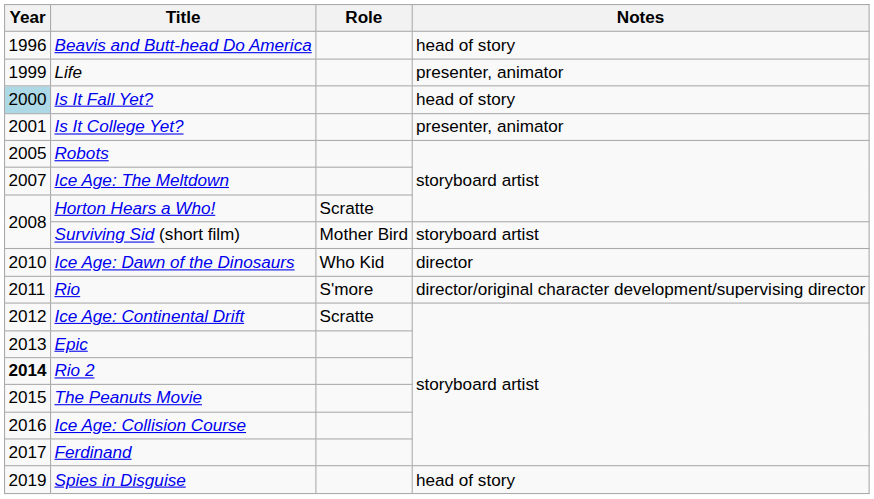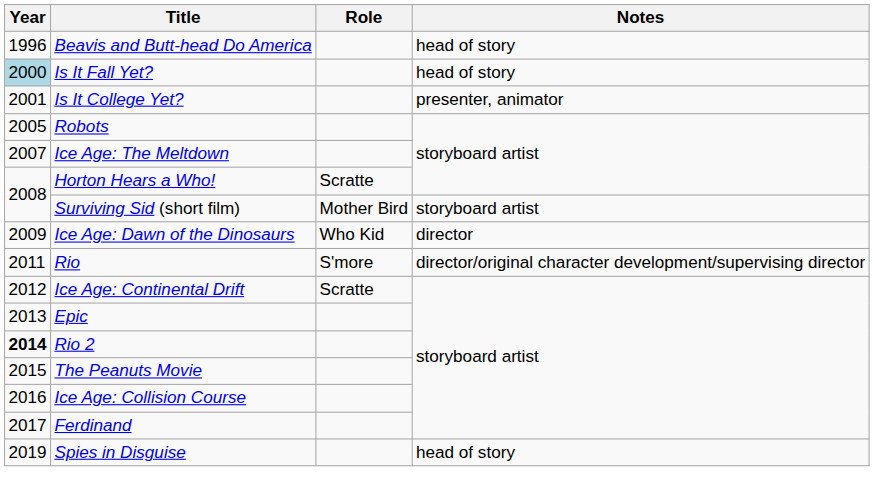- row: (68, 72)
(28, 262) 2010 -> (28, 235) 2009
